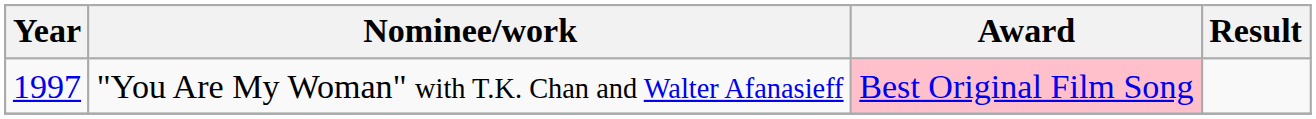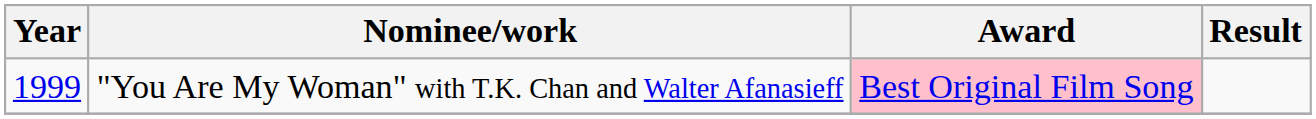(47, 85) 1997 -> (47, 85) 1999
